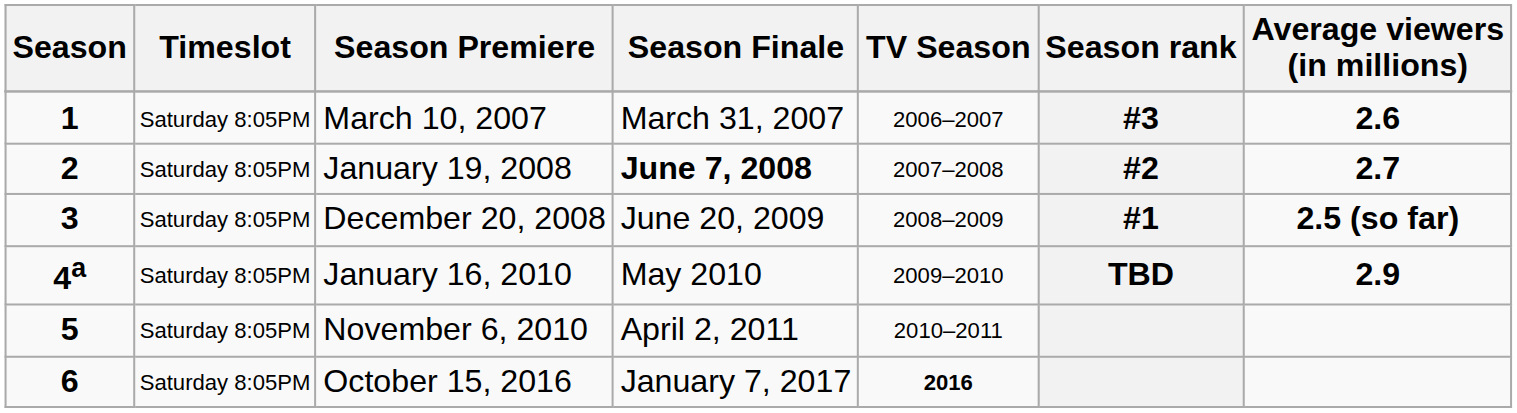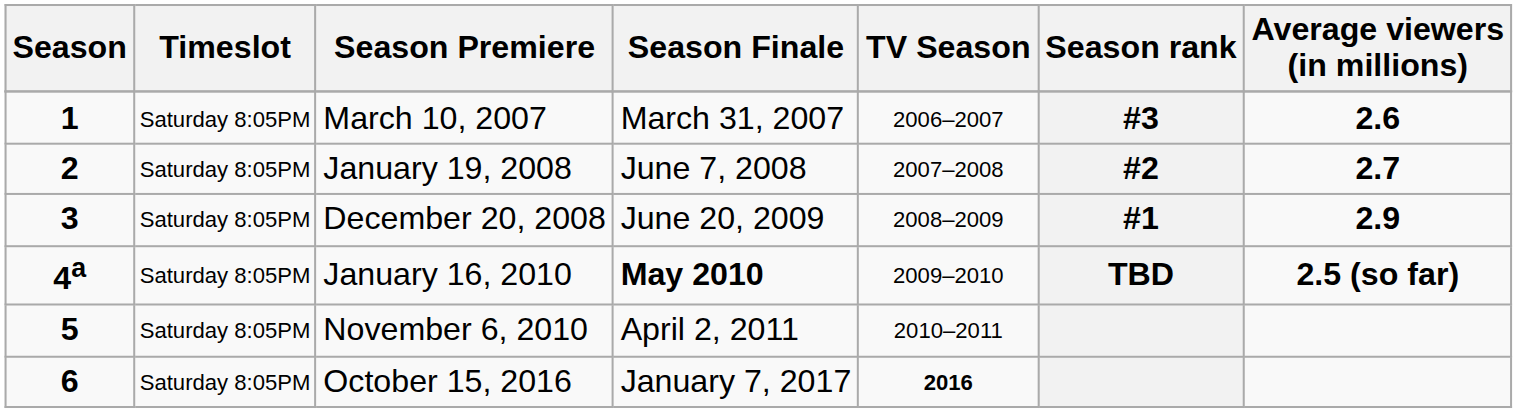(716, 168) bold -> (714, 168) normal
(1378, 219) 2.5 (so far) -> (1378, 219) 2.9
(691, 274) normal -> (692, 274) bold
(1378, 274) 2.9 -> (1378, 274) 2.5 (so far)
